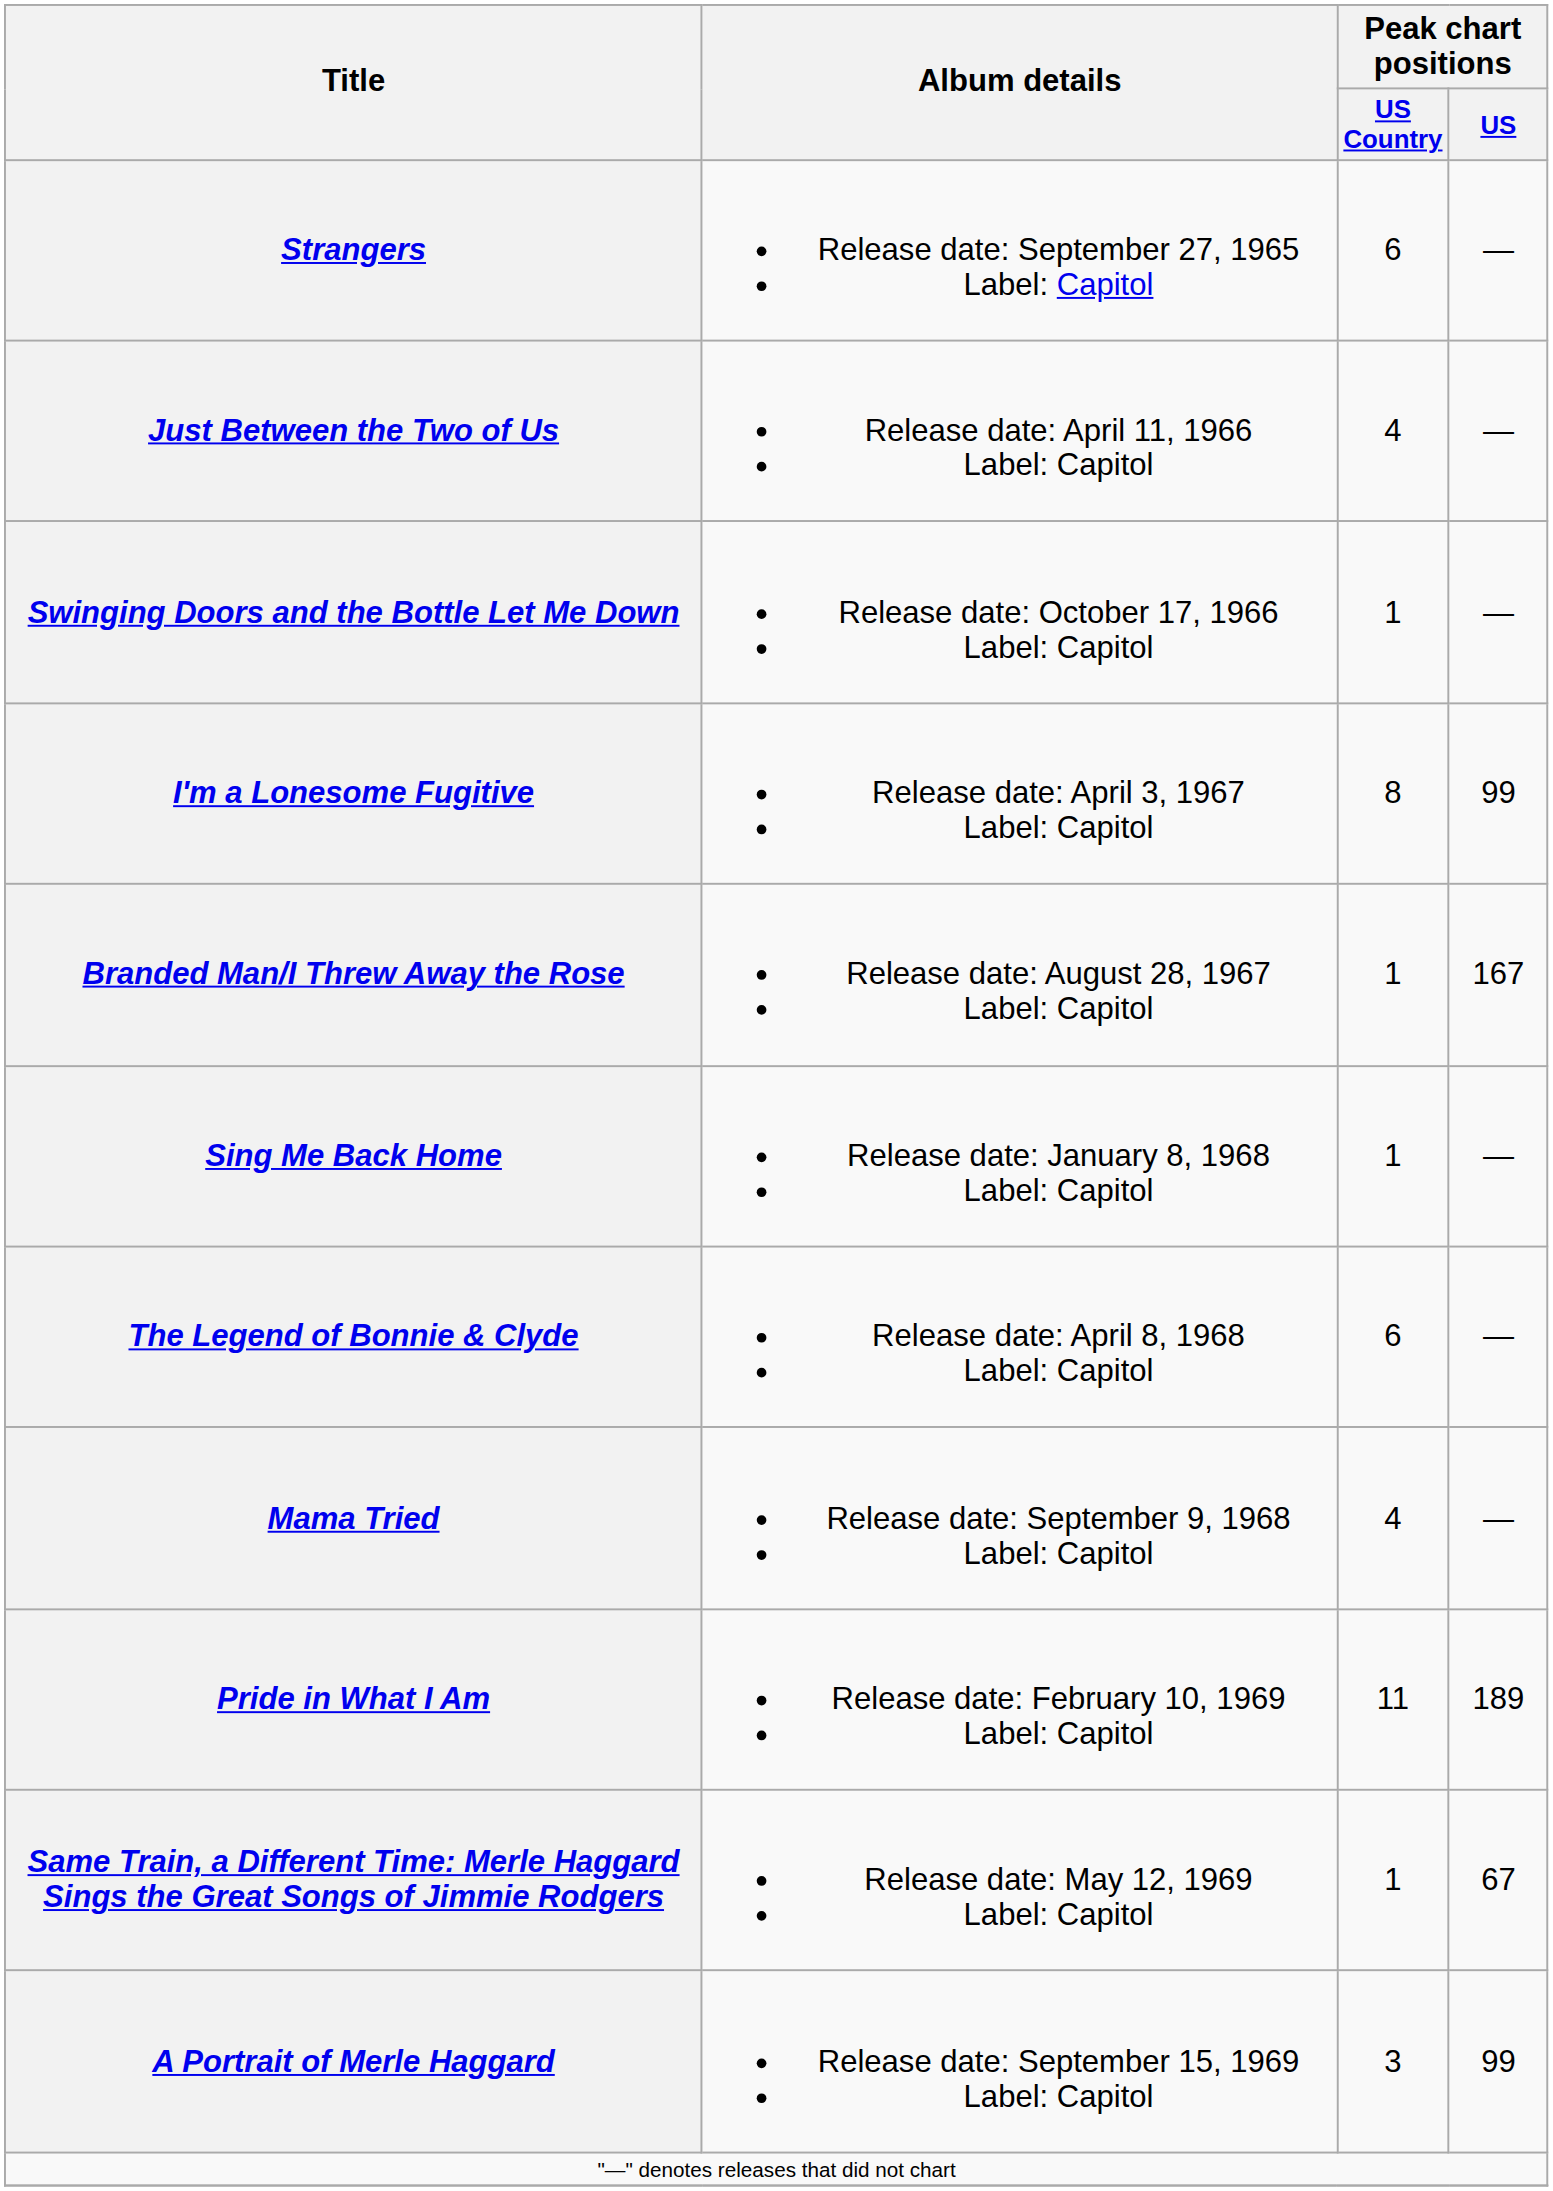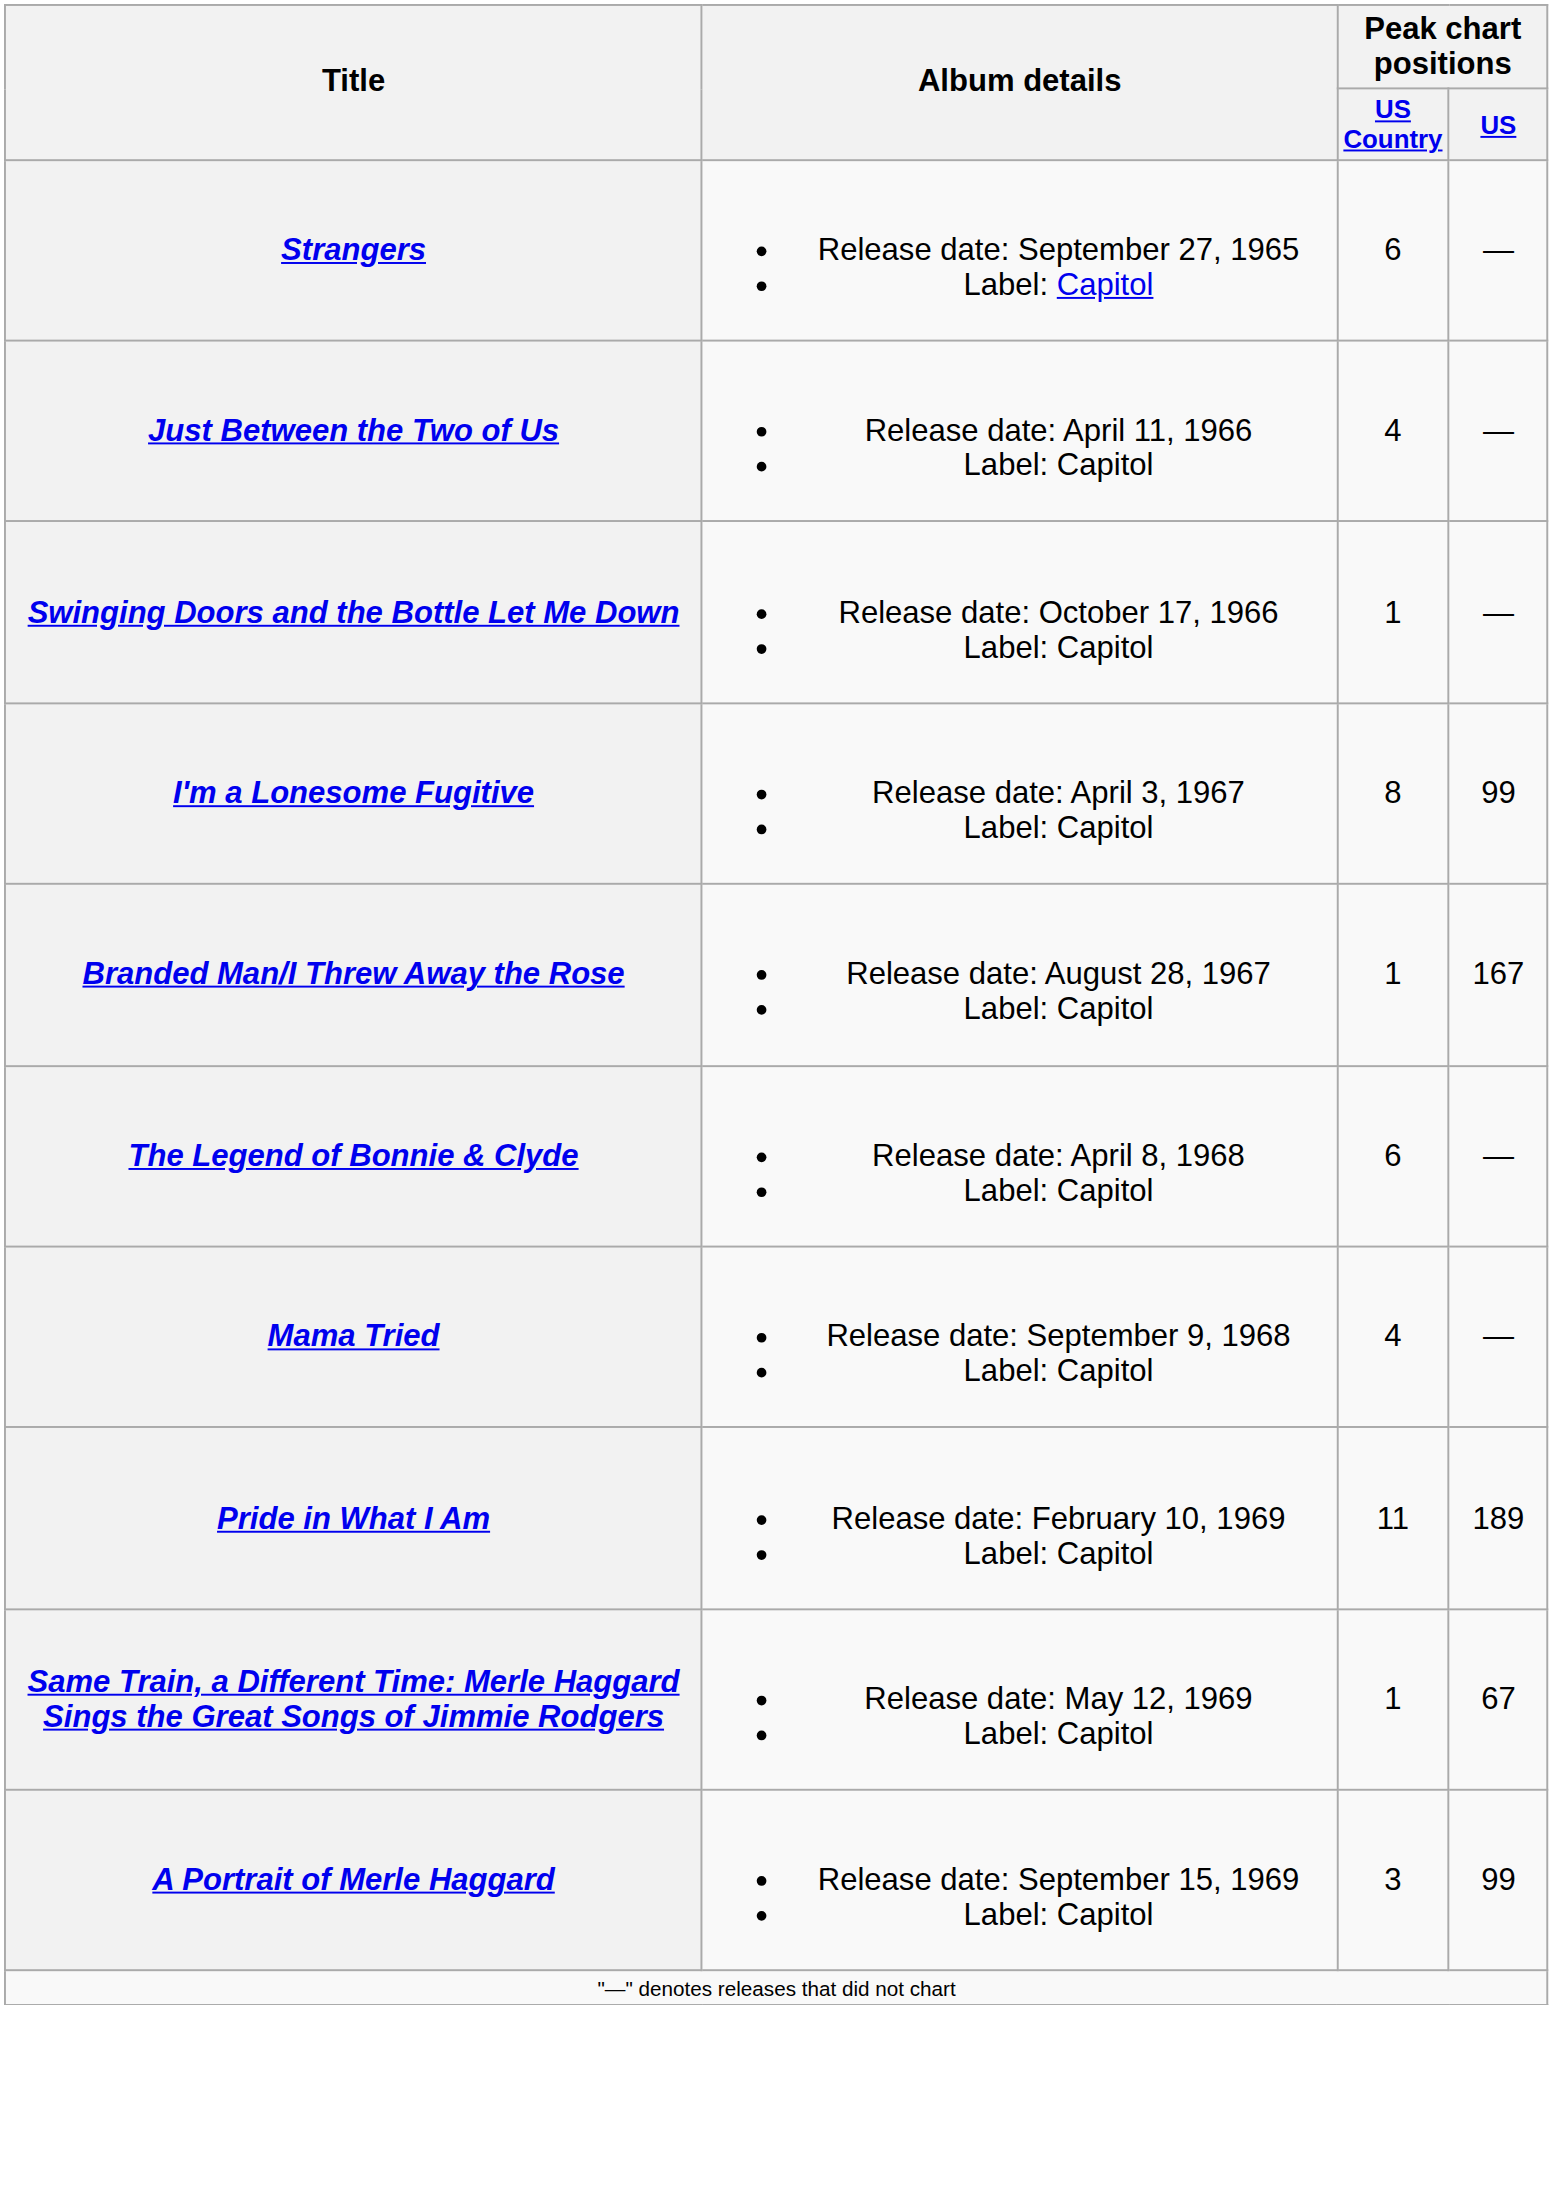- row: (354, 1155)
